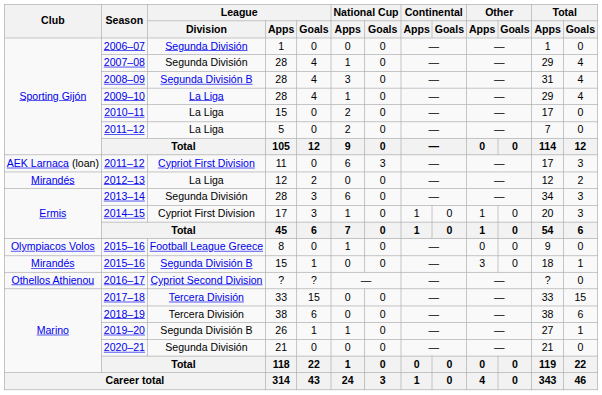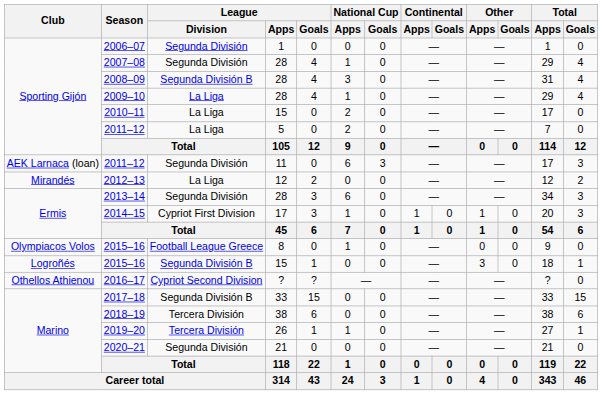(206, 163) Cypriot First Division -> (206, 163) Segunda División
(53, 264) Mirandés -> (53, 264) Logroñés
(206, 297) Tercera División -> (206, 297) Segunda División B
(206, 331) Segunda División B -> (206, 331) Tercera División
